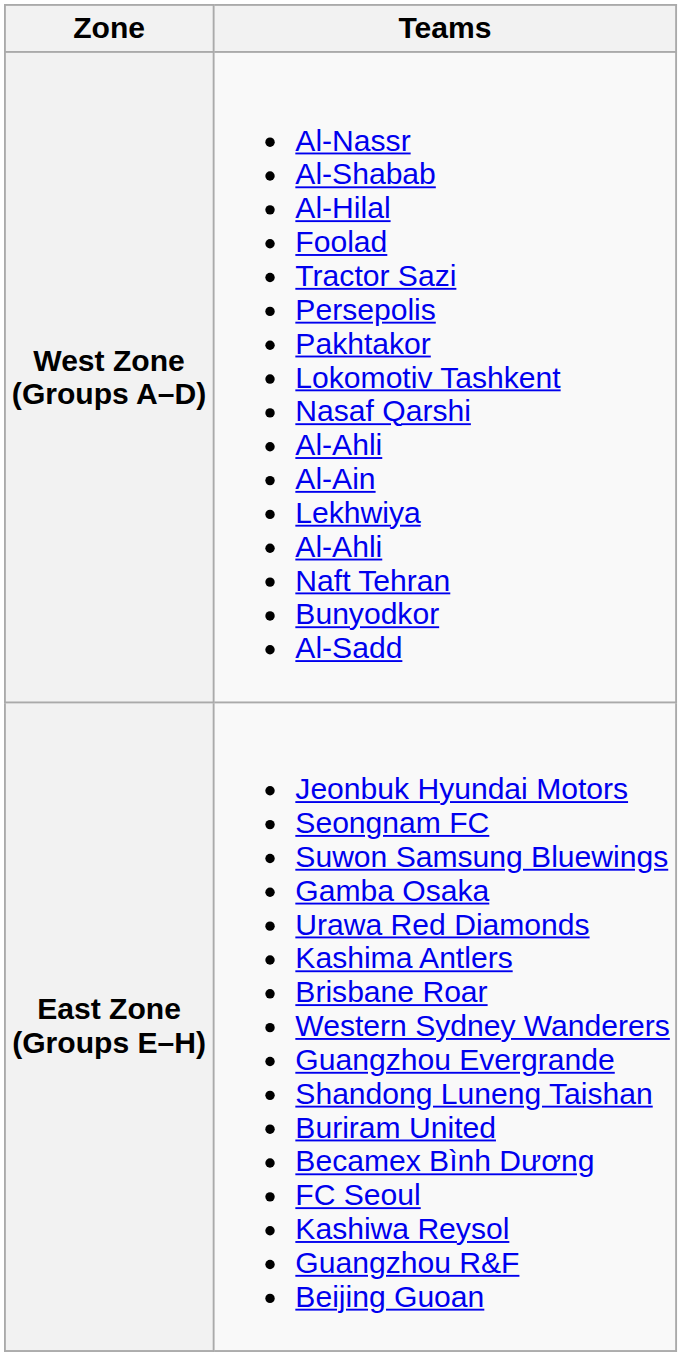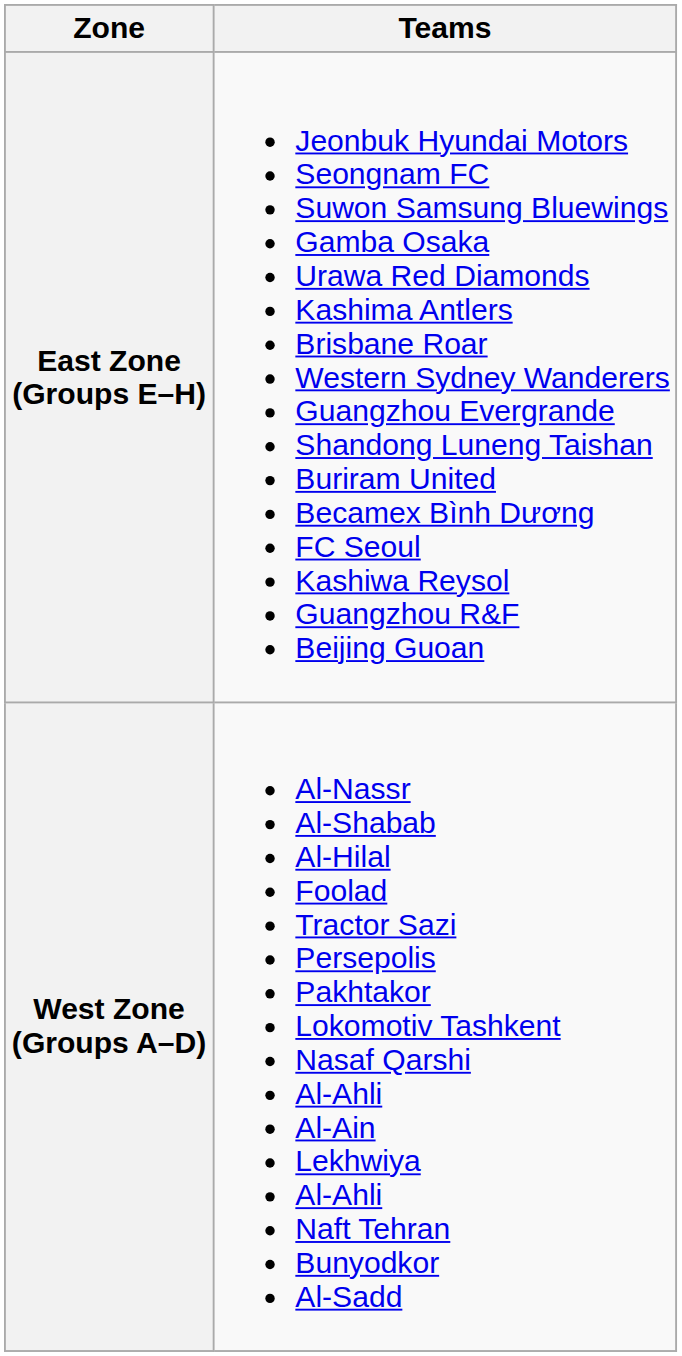rows swapped: (109, 376) <-> (109, 1026)
